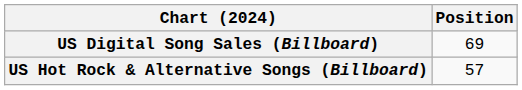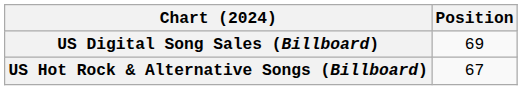(475, 71) 57 -> (475, 71) 67
